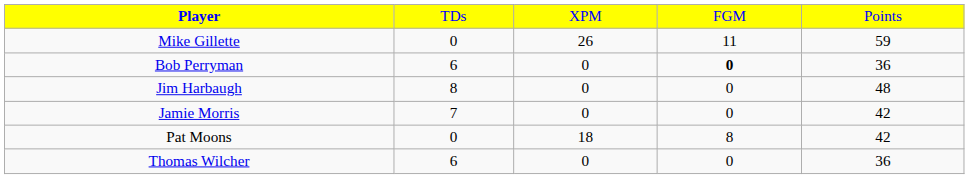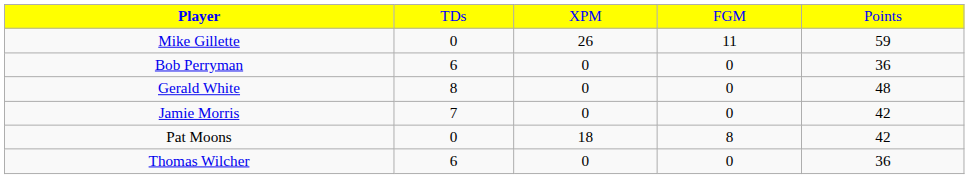(730, 64) bold -> (730, 64) normal
+ row: (199, 88)
- row: (199, 88)
